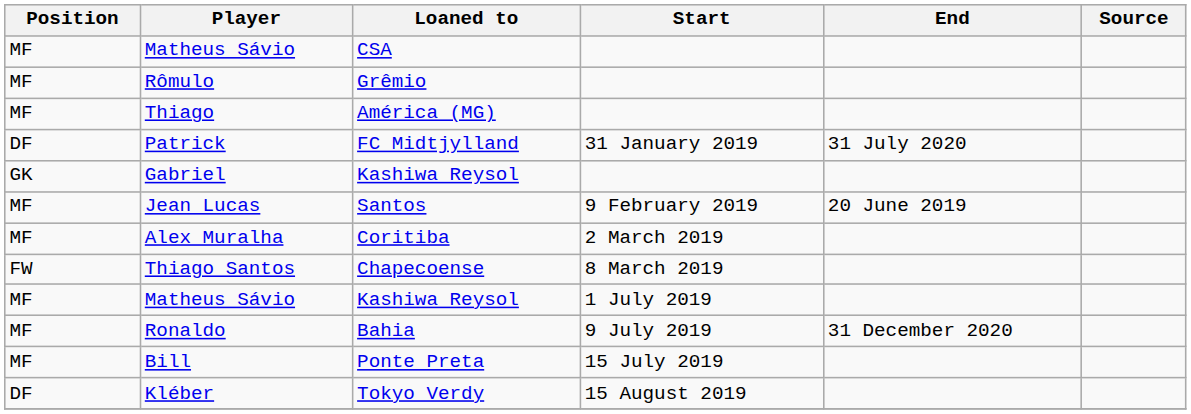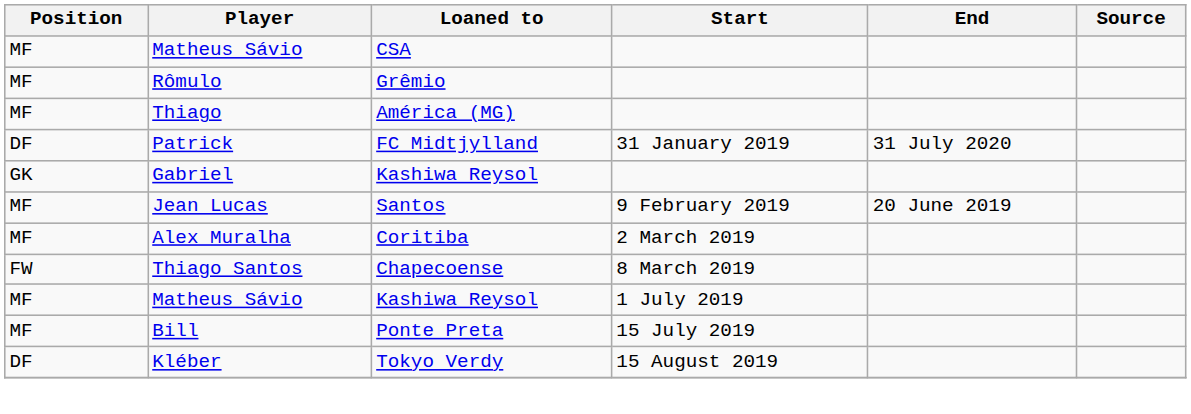- row: (185, 332)
